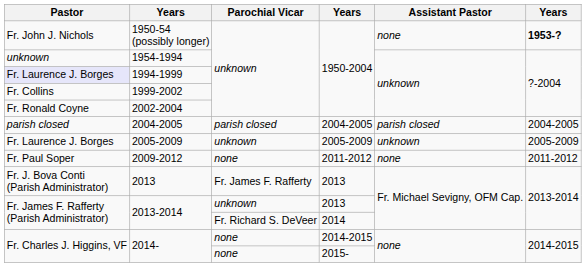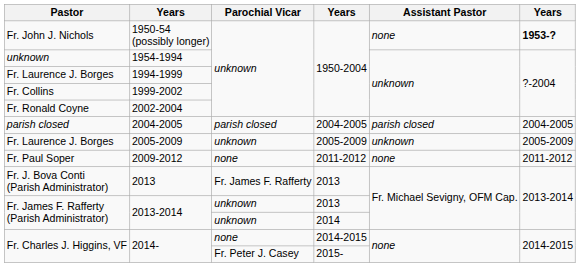(60, 74) lavender background -> (60, 74) no background
(266, 220) Fr. Richard S. DeVeer -> (235, 220) unknown
(226, 254) none -> (257, 254) Fr. Peter J. Casey
